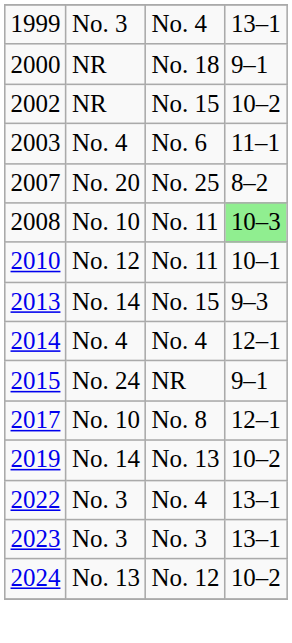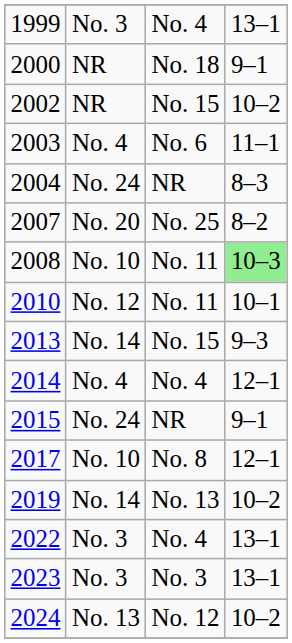+ row: (35, 182)
